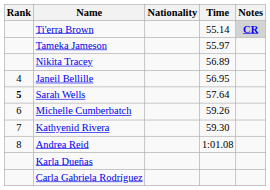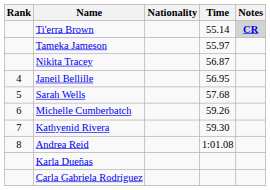(218, 62) 56.89 -> (218, 62) 56.87
(19, 95) bold -> (19, 95) normal
(218, 95) 57.64 -> (218, 95) 57.68
